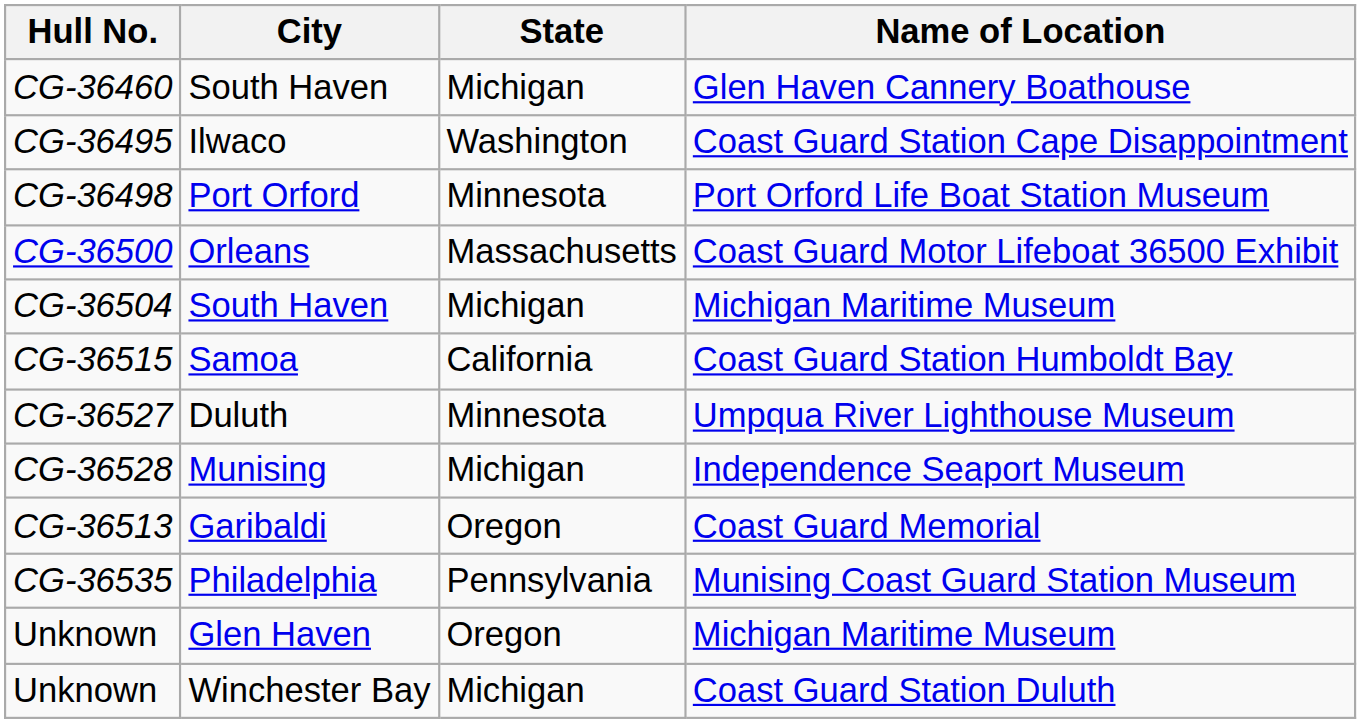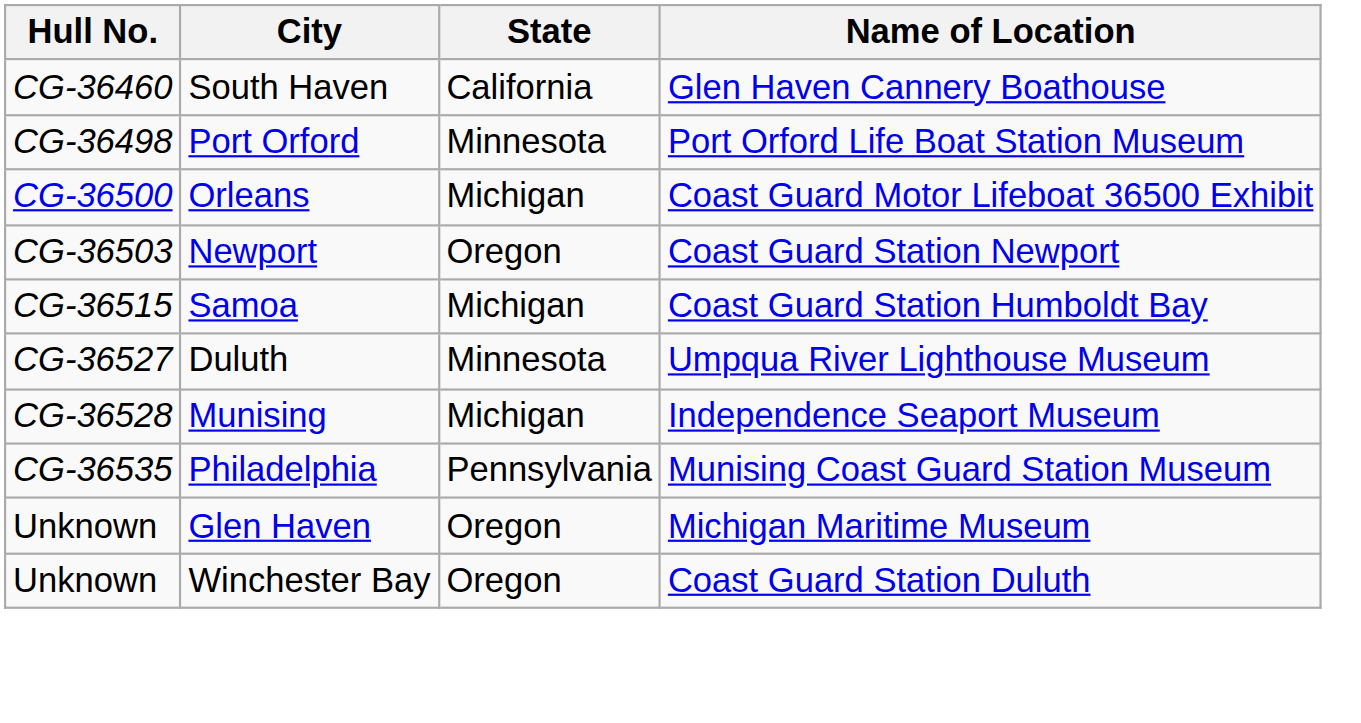(516, 86) Michigan -> (519, 86) California
- row: (93, 141)
(562, 251) Massachusetts -> (516, 196) Michigan
+ row: (93, 251)
- row: (93, 305)
(519, 360) California -> (516, 305) Michigan
- row: (93, 525)
(516, 689) Michigan -> (504, 580) Oregon
